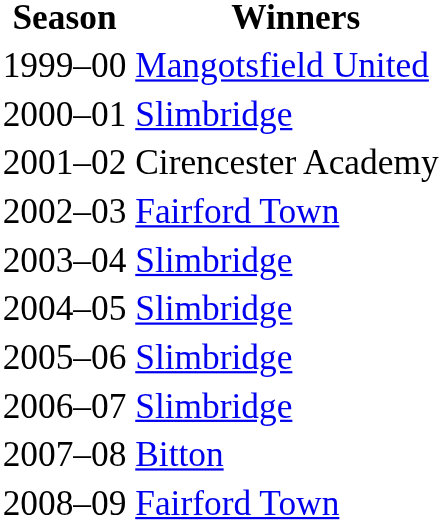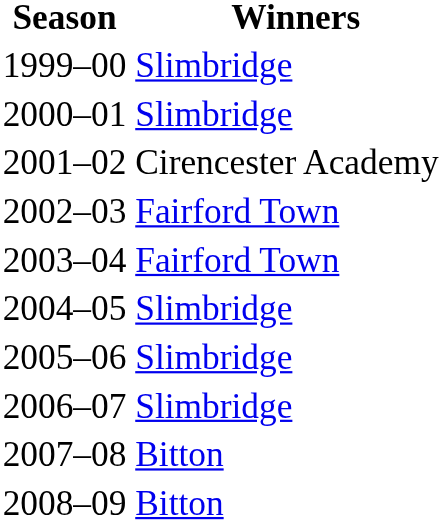(282, 65) Mangotsfield United -> (214, 65) Slimbridge
(214, 260) Slimbridge -> (237, 260) Fairford Town
(237, 503) Fairford Town -> (179, 503) Bitton
